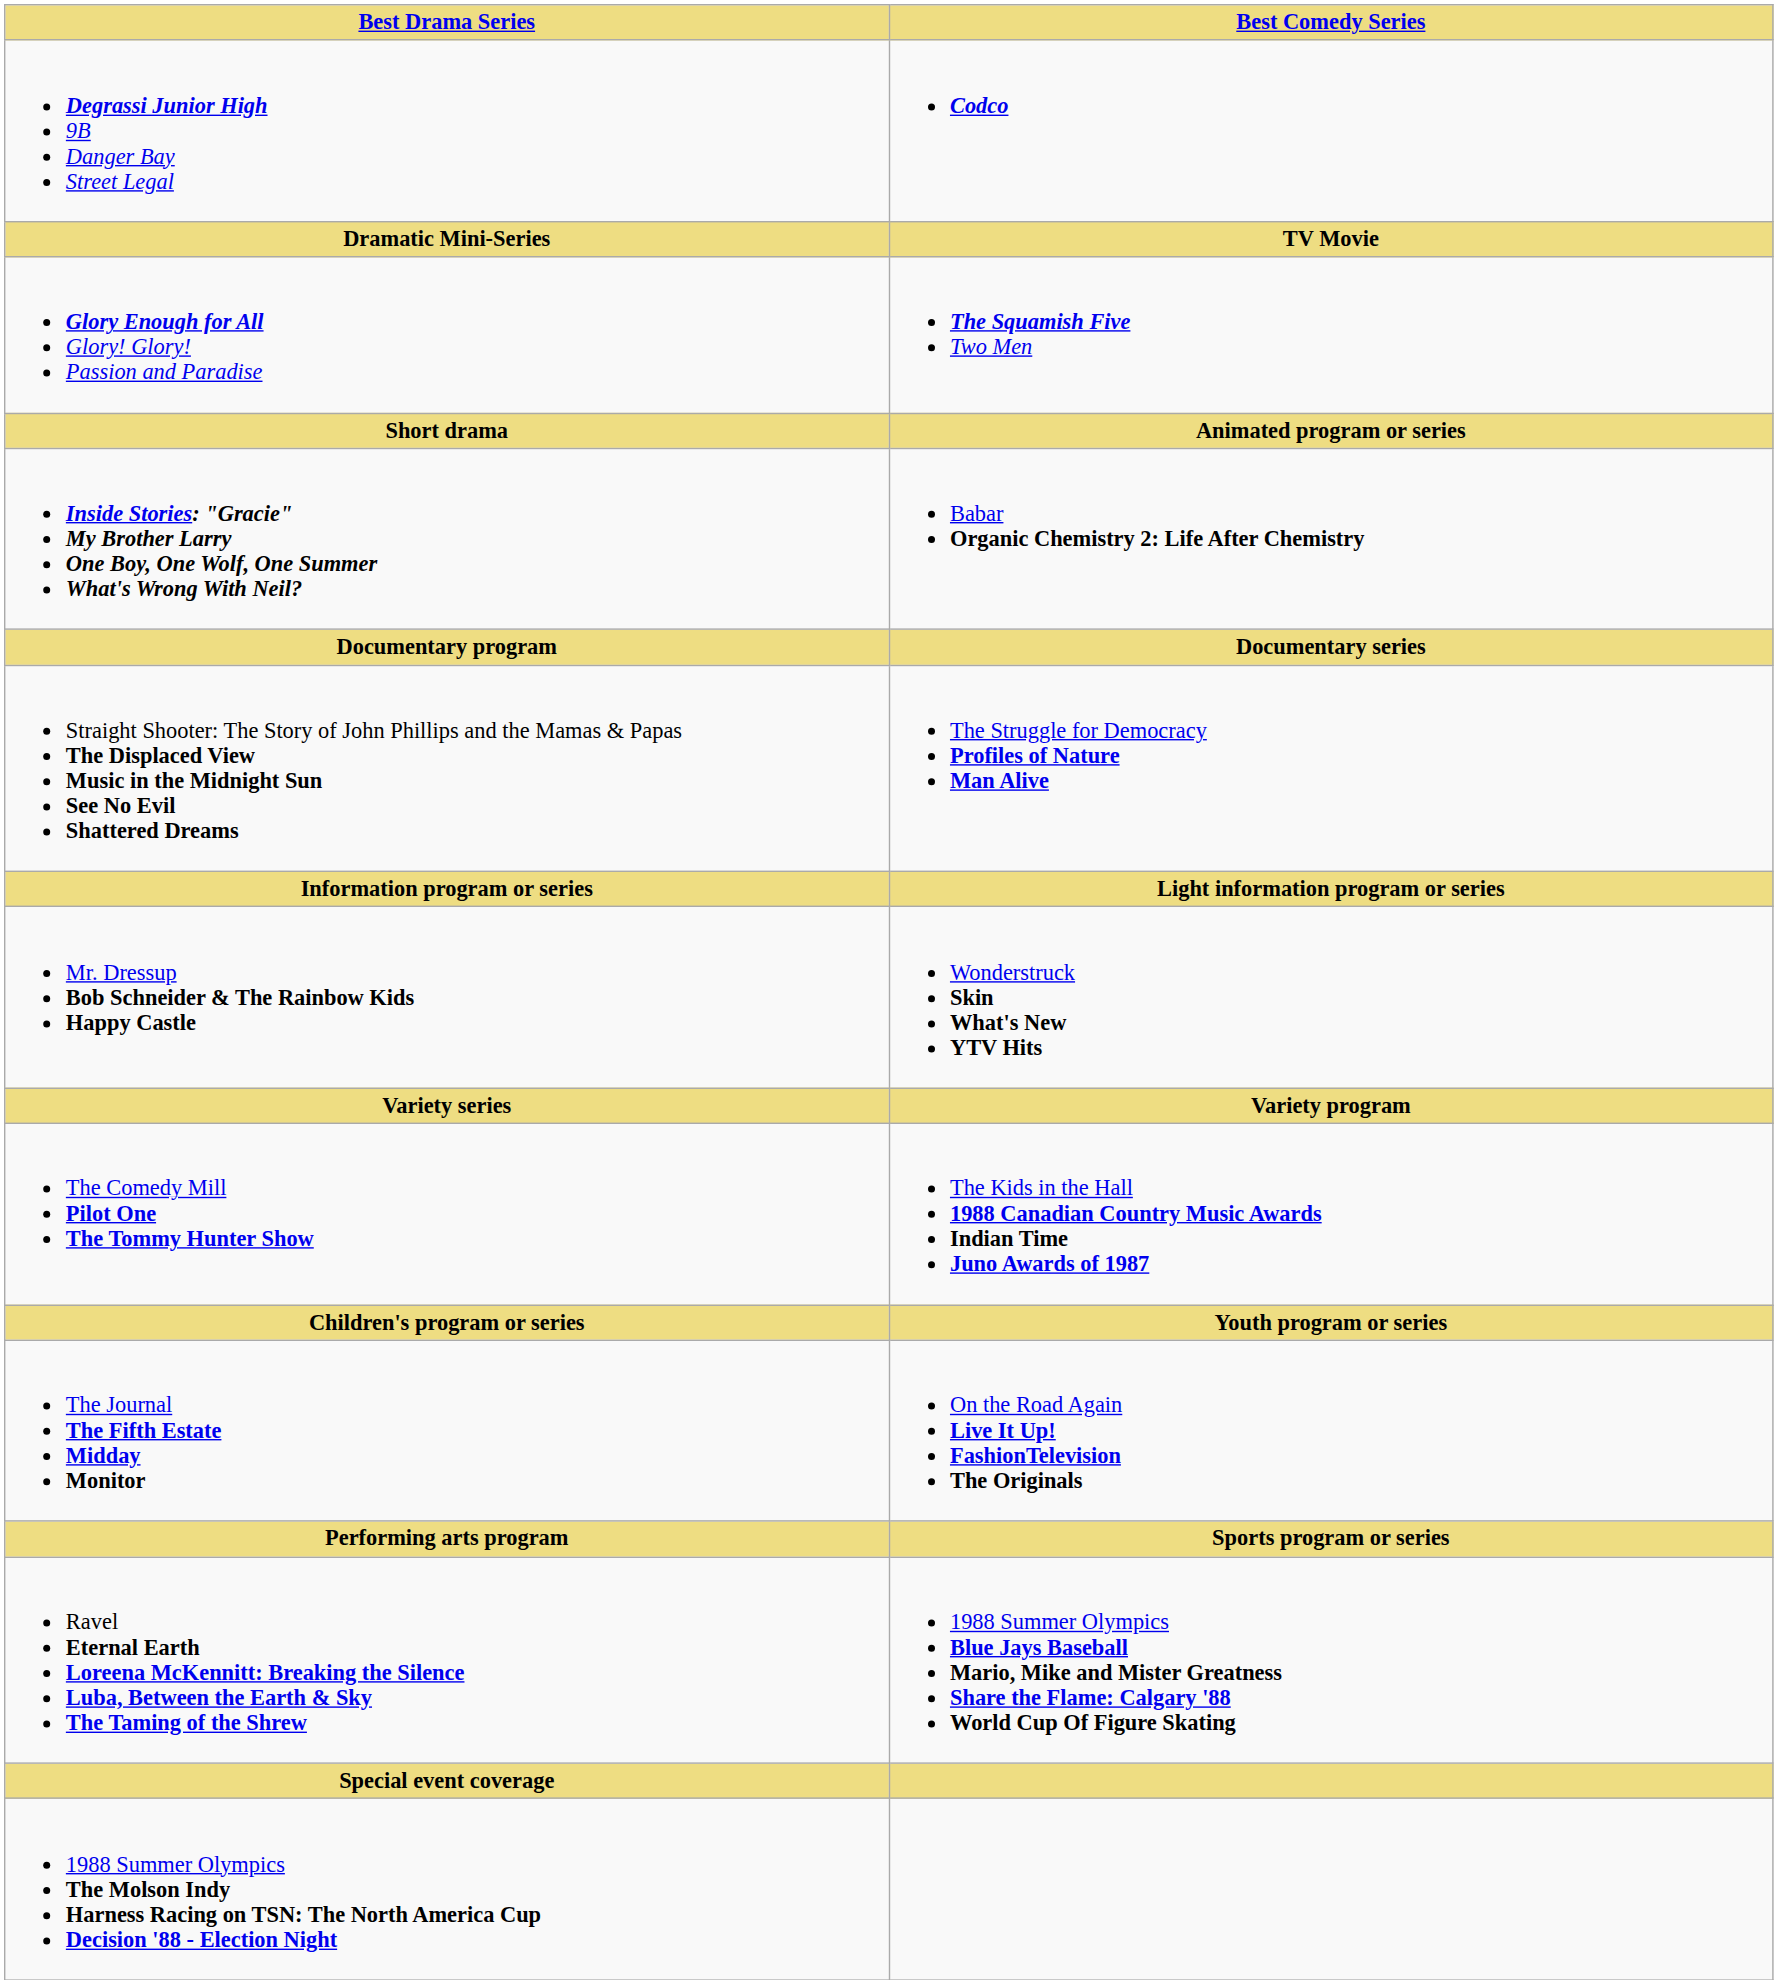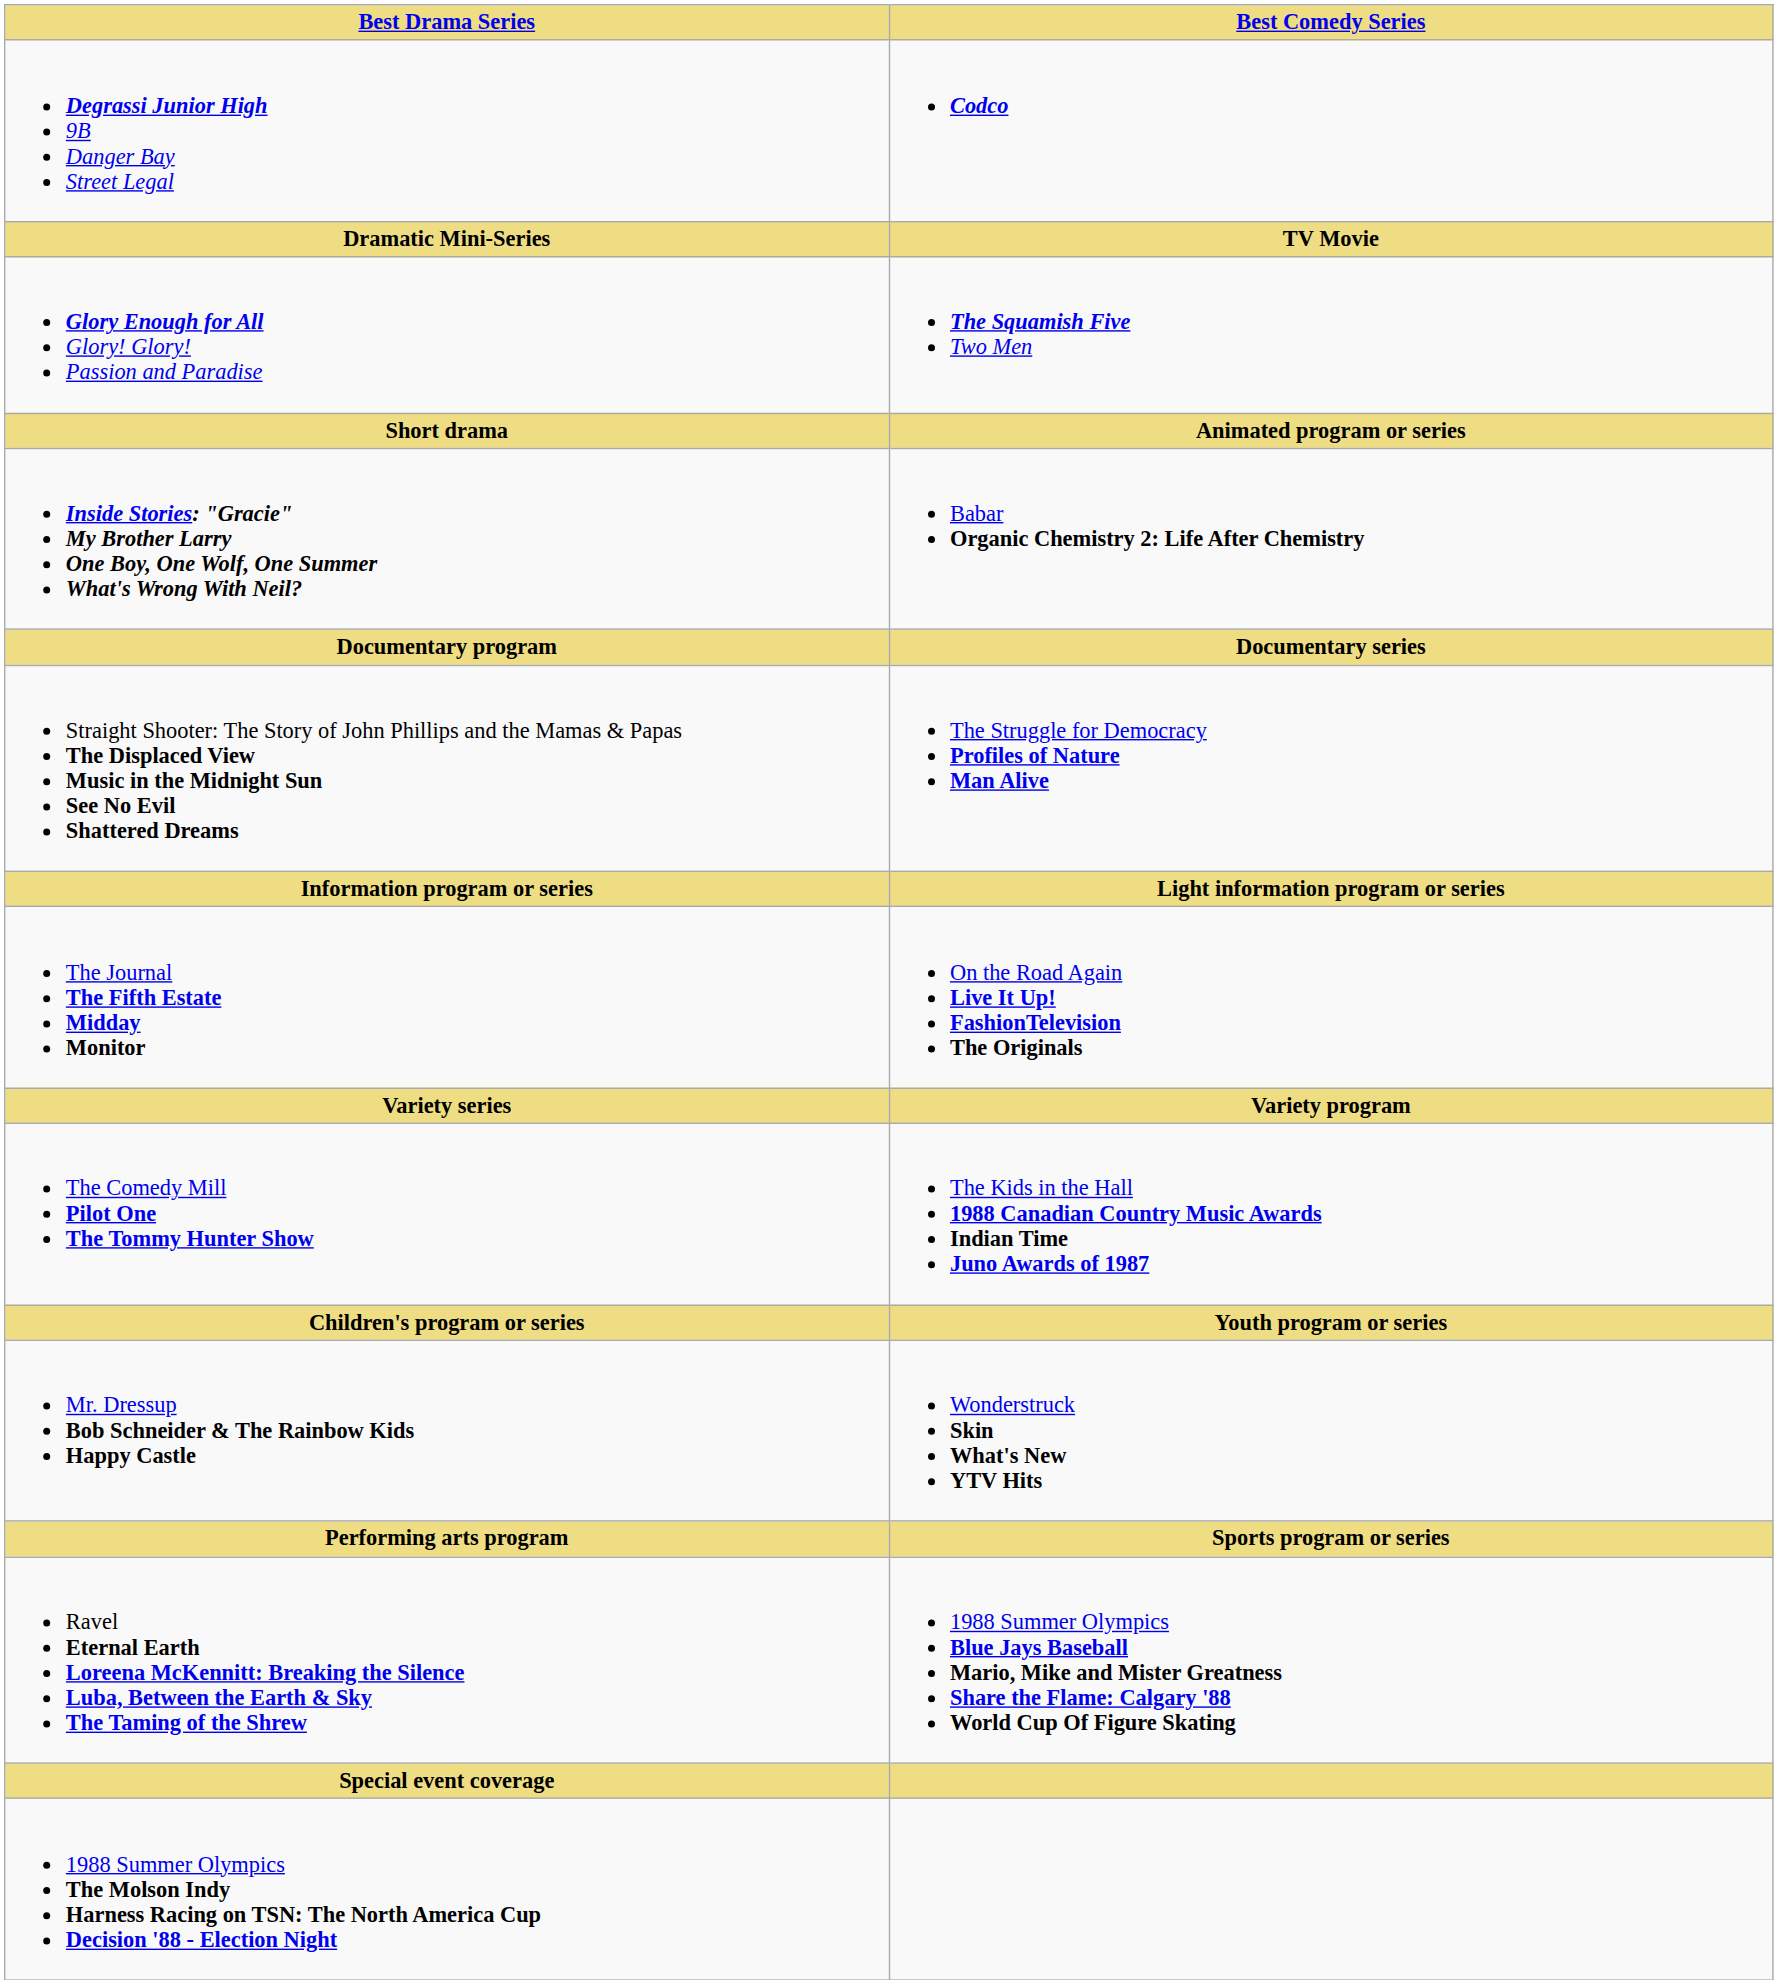rows swapped: (447, 1443) <-> (447, 997)
